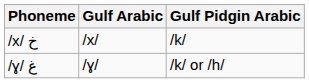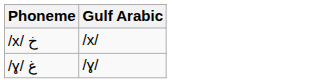- column: (235, 16)
